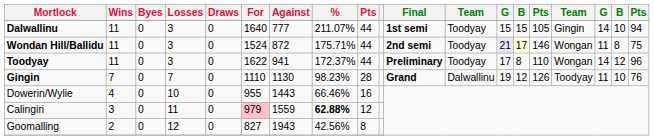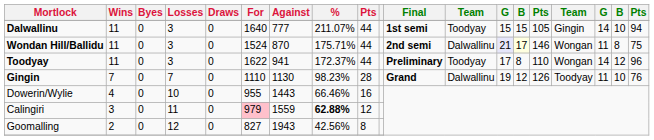(281, 45) 872 -> (281, 45) 870
(467, 45) Toodyay -> (471, 45) Dalwallinu
